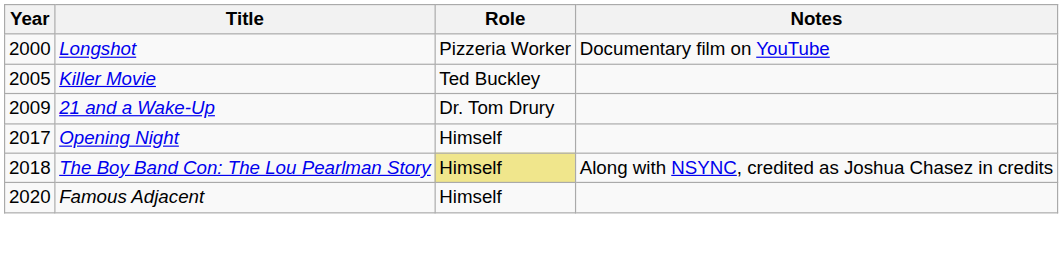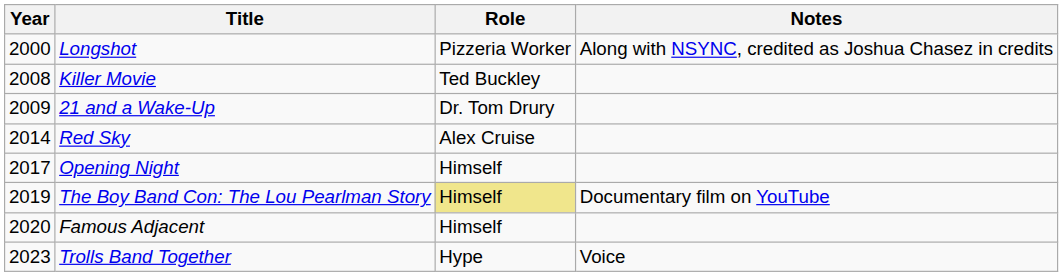(705, 49) Documentary film on YouTube -> (816, 49) Along with NSYNC, credited as Joshua Chasez in credits
(30, 78) 2005 -> (30, 78) 2008
+ row: (95, 138)
(30, 167) 2018 -> (30, 197) 2019
(816, 167) Along with NSYNC, credited as Joshua Chasez in credits -> (705, 197) Documentary film on YouTube
+ row: (145, 256)
